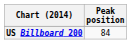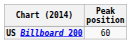(105, 33) 84 -> (105, 33) 60
